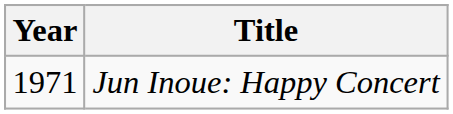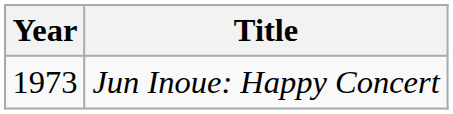(45, 81) 1971 -> (45, 81) 1973
